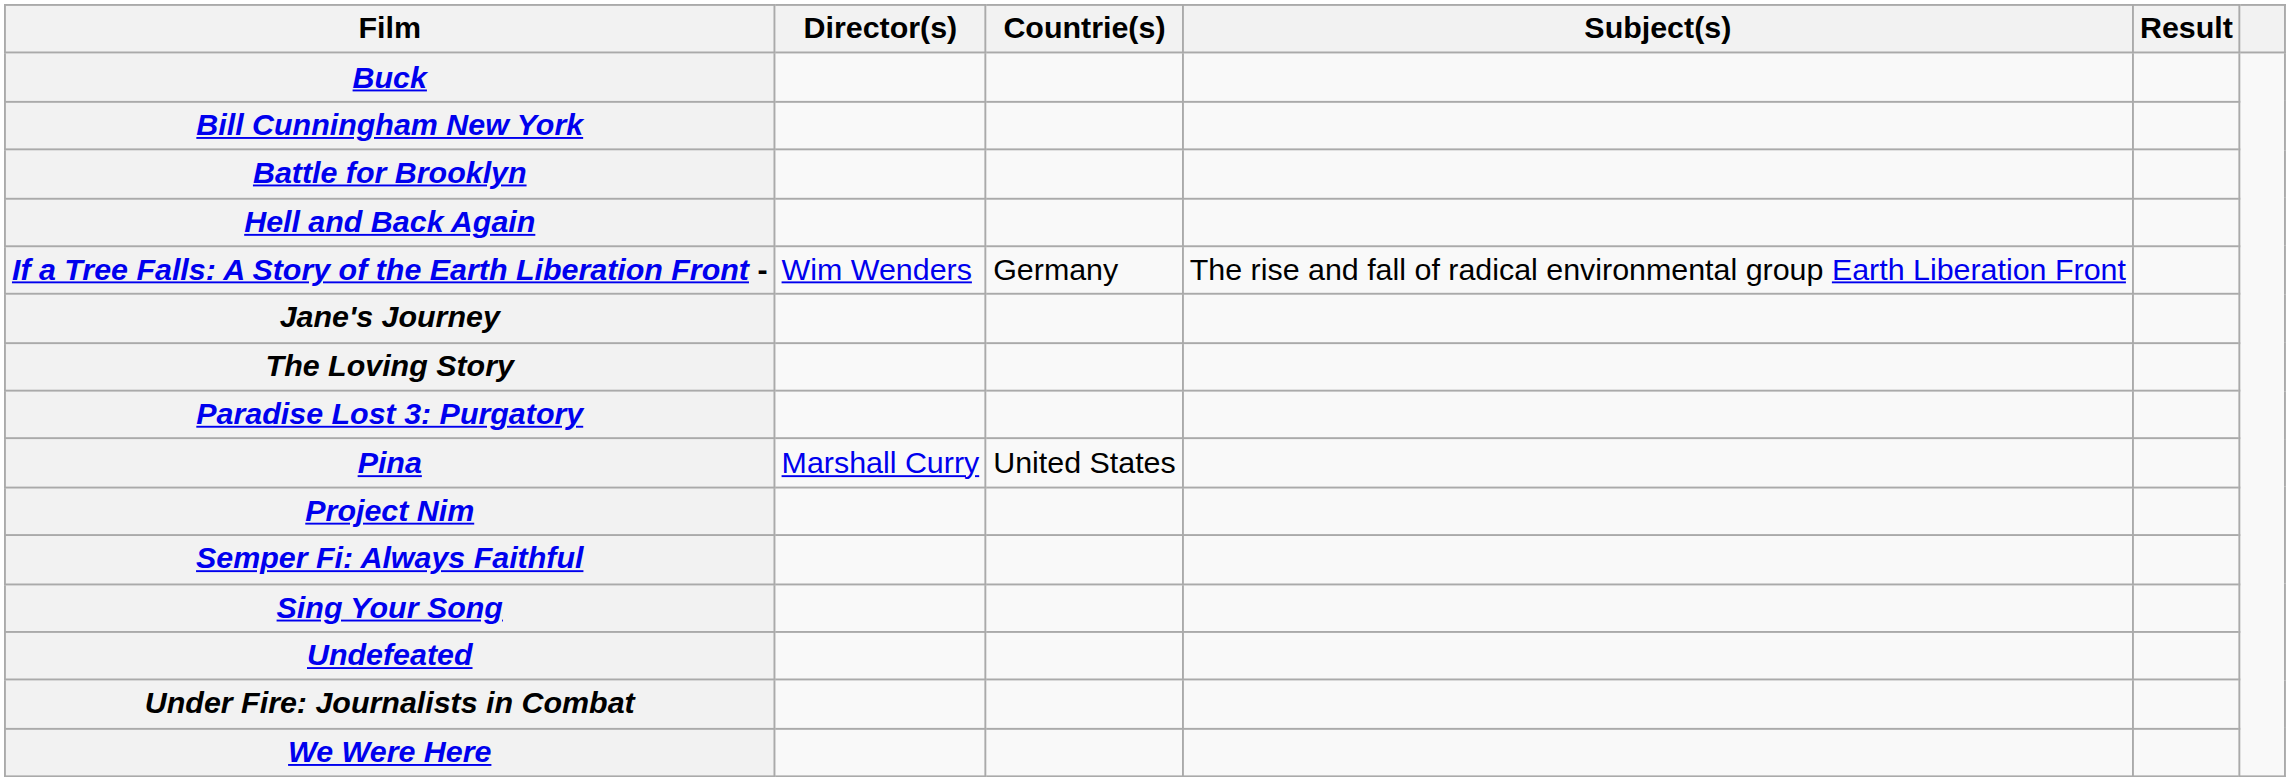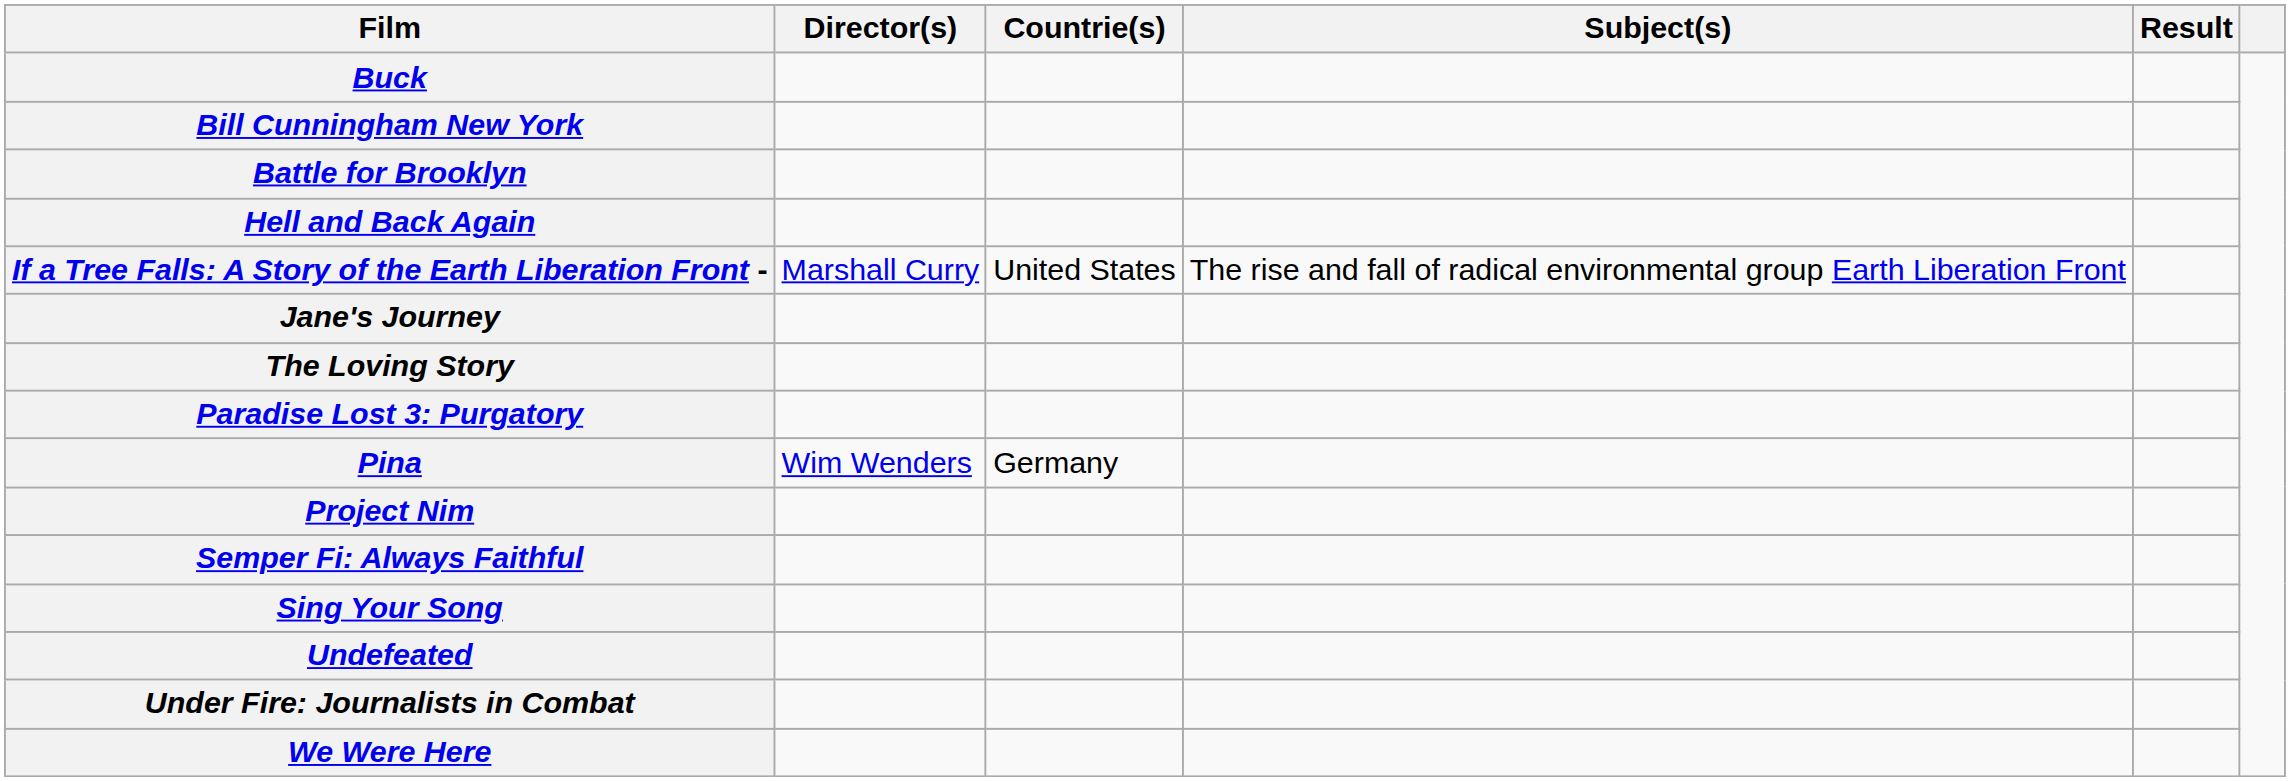(877, 269) Wim Wenders -> (880, 269) Marshall Curry
(1056, 269) Germany -> (1084, 269) United States
(880, 462) Marshall Curry -> (877, 462) Wim Wenders
(1084, 462) United States -> (1056, 462) Germany
